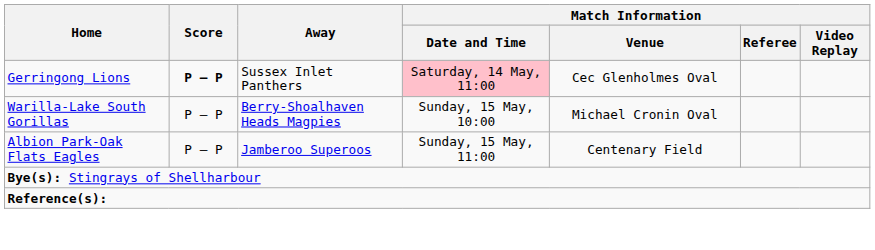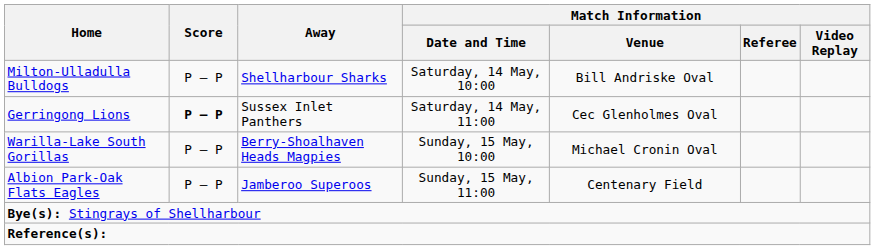+ row: (69, 78)
(476, 78) pink background -> (476, 114) no background
